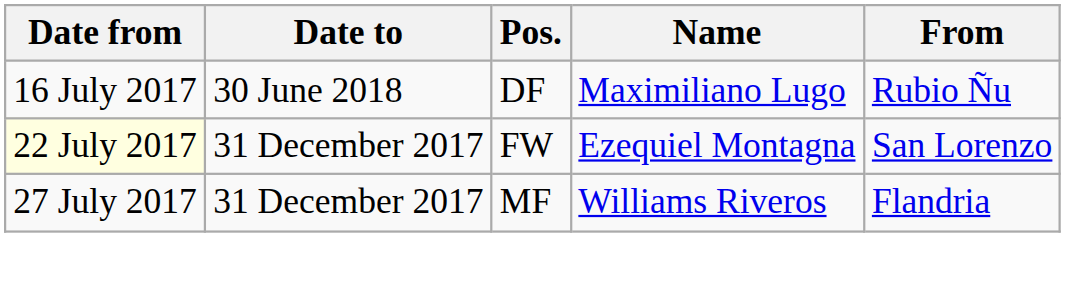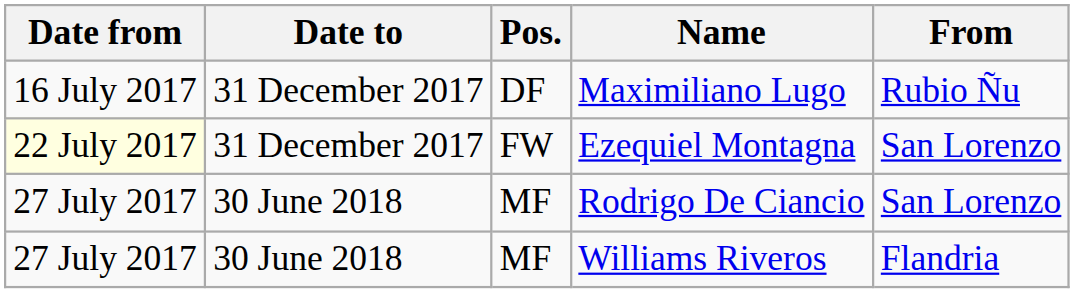(308, 88) 30 June 2018 -> (348, 88) 31 December 2017
+ row: (721, 201)
(348, 201) 31 December 2017 -> (308, 257) 30 June 2018
